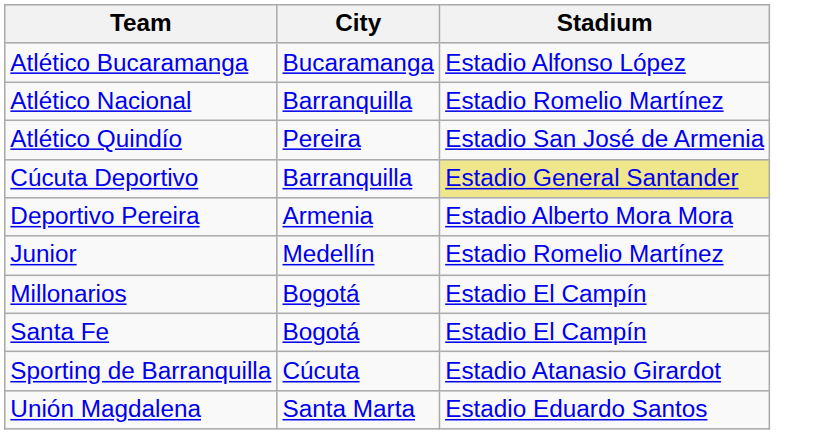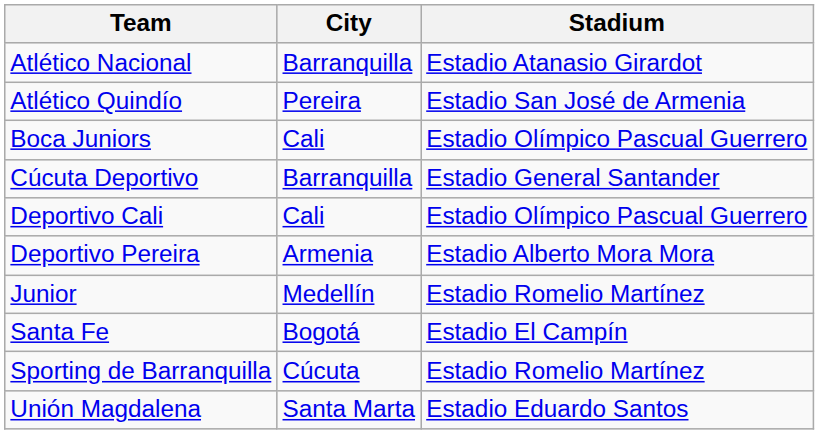- row: (129, 62)
(584, 100) Estadio Romelio Martínez -> (564, 62) Estadio Atanasio Girardot
+ row: (81, 139)
(592, 178) khaki background -> (573, 178) no background
+ row: (87, 216)
- row: (68, 293)
(583, 370) Estadio Atanasio Girardot -> (565, 370) Estadio Romelio Martínez
